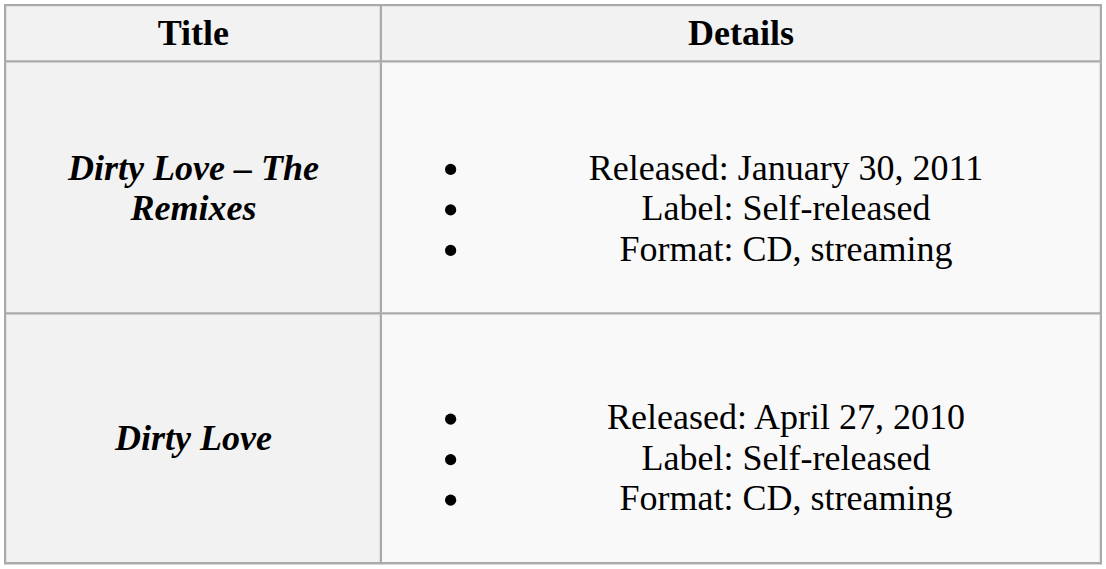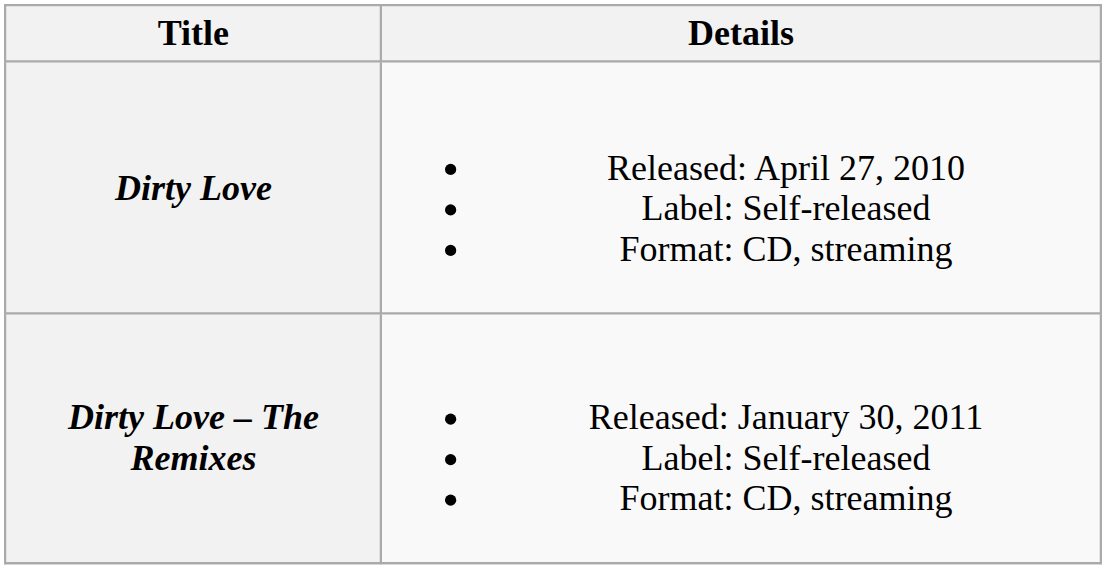rows swapped: (193, 437) <-> (193, 186)
